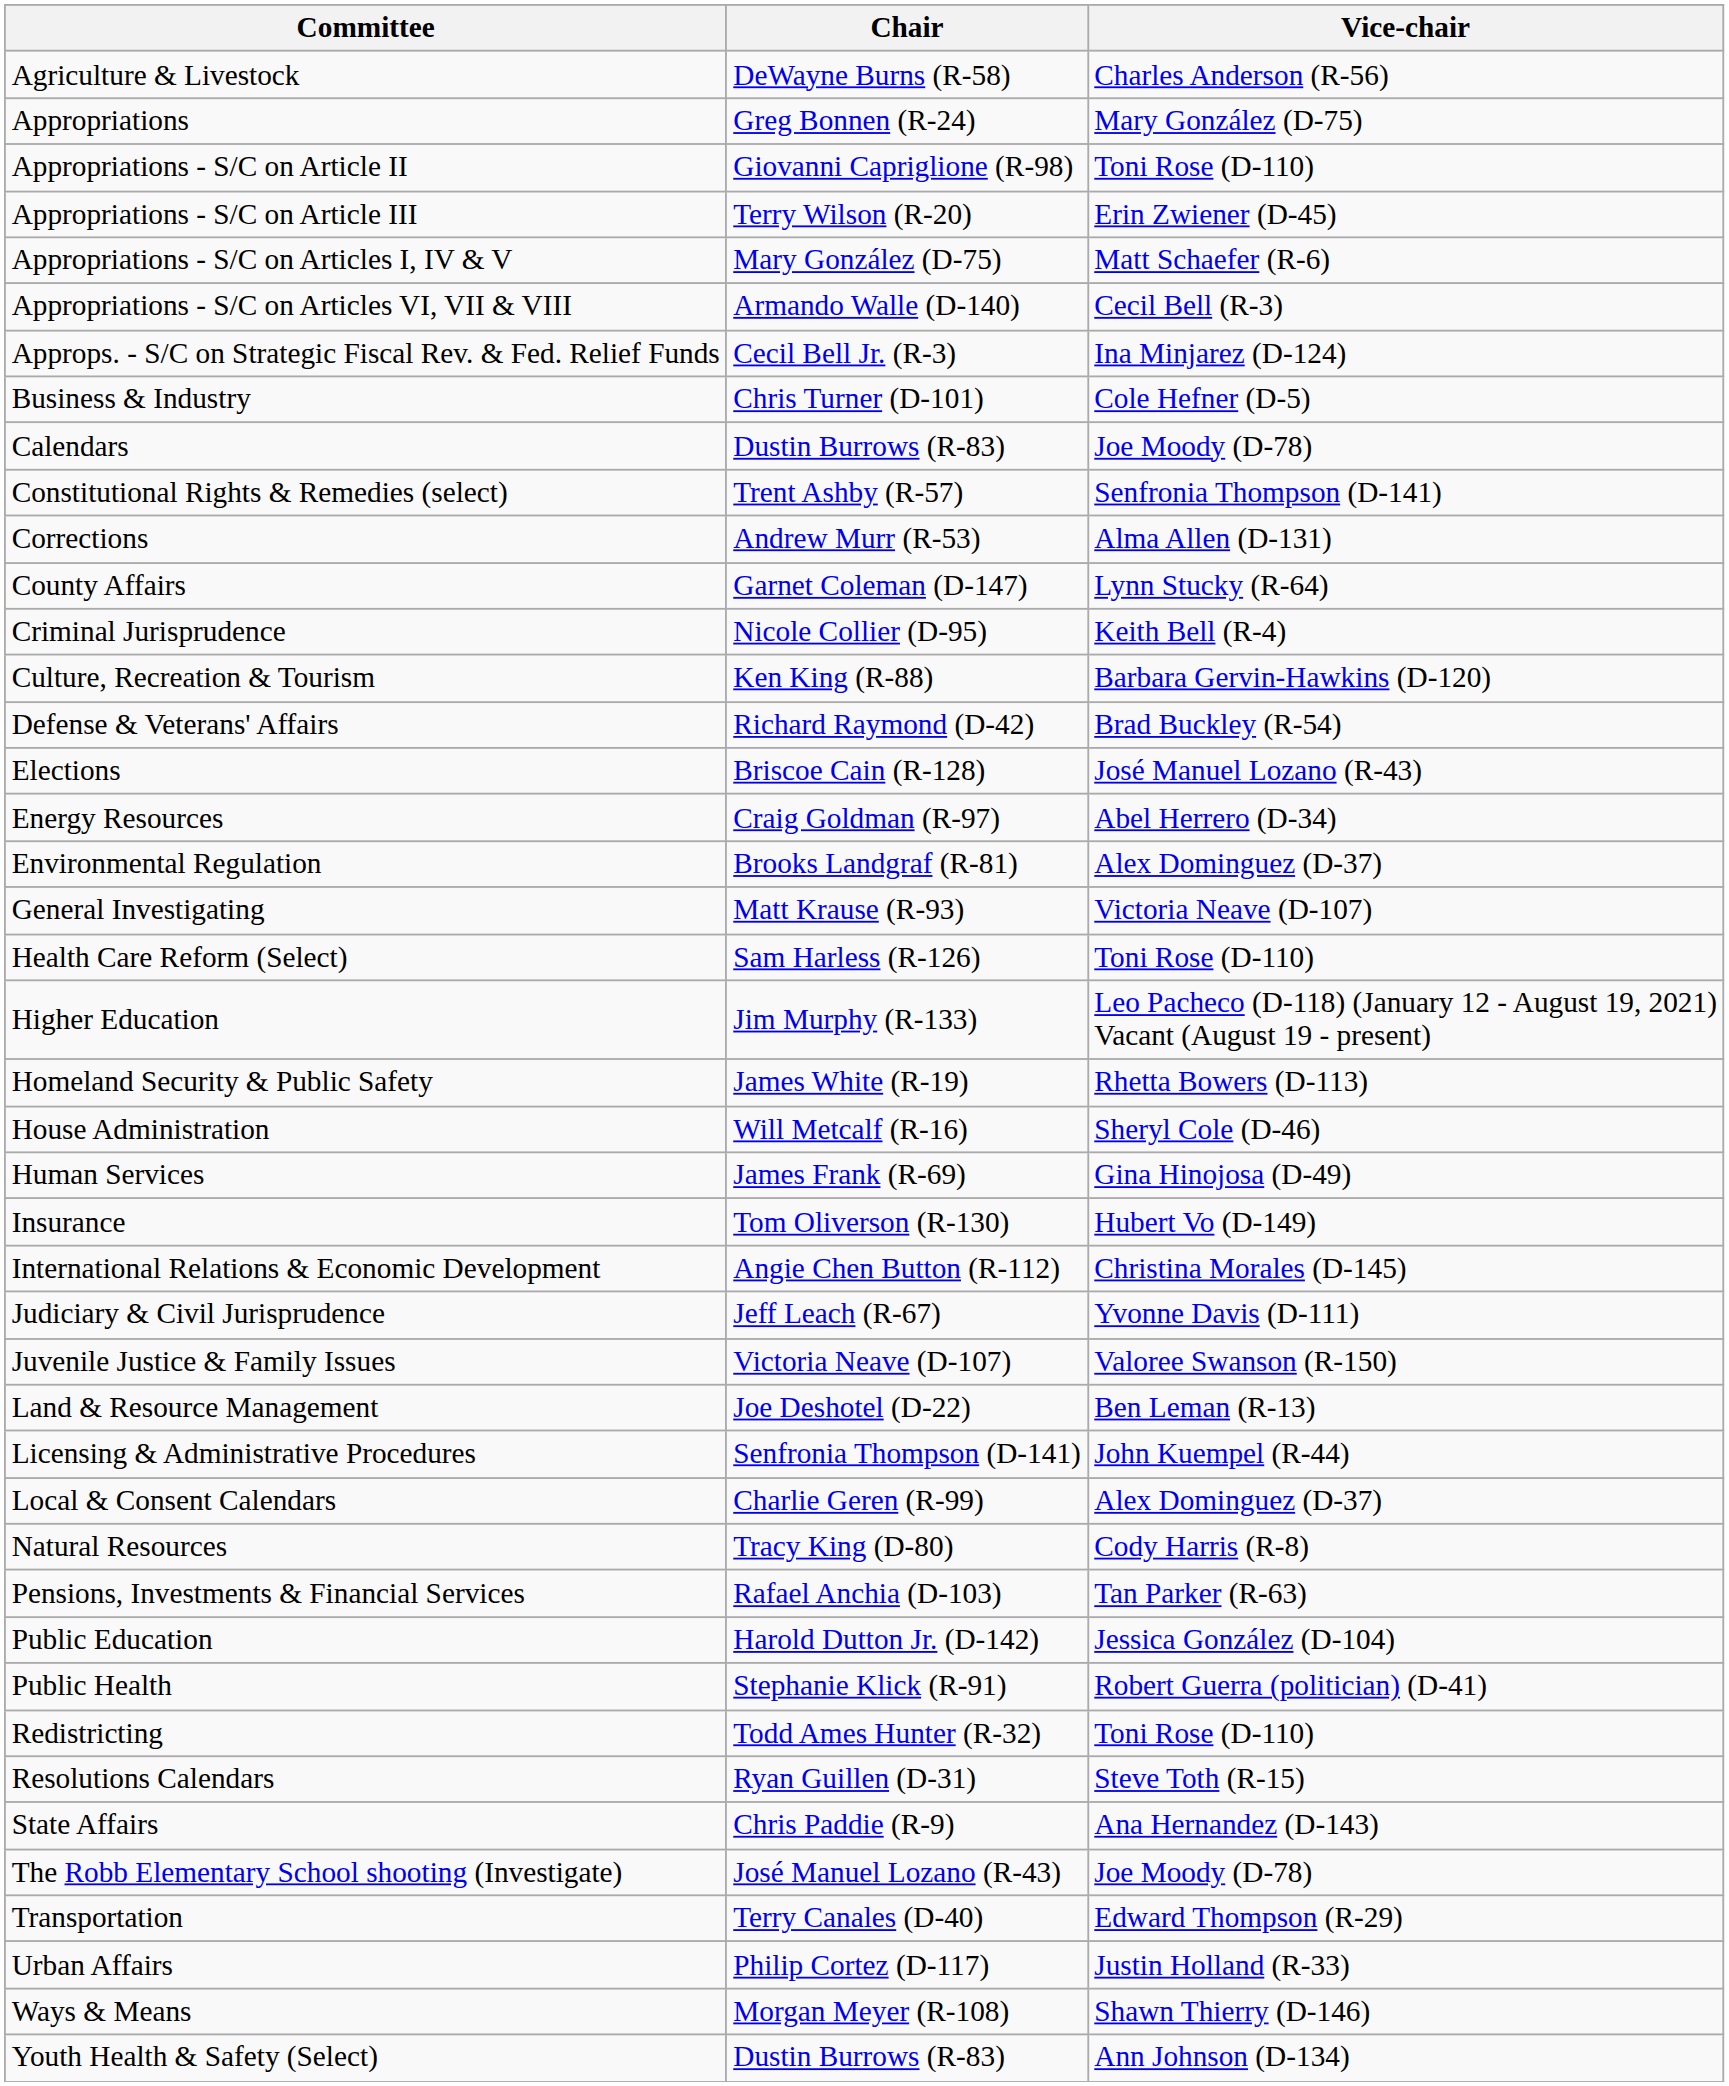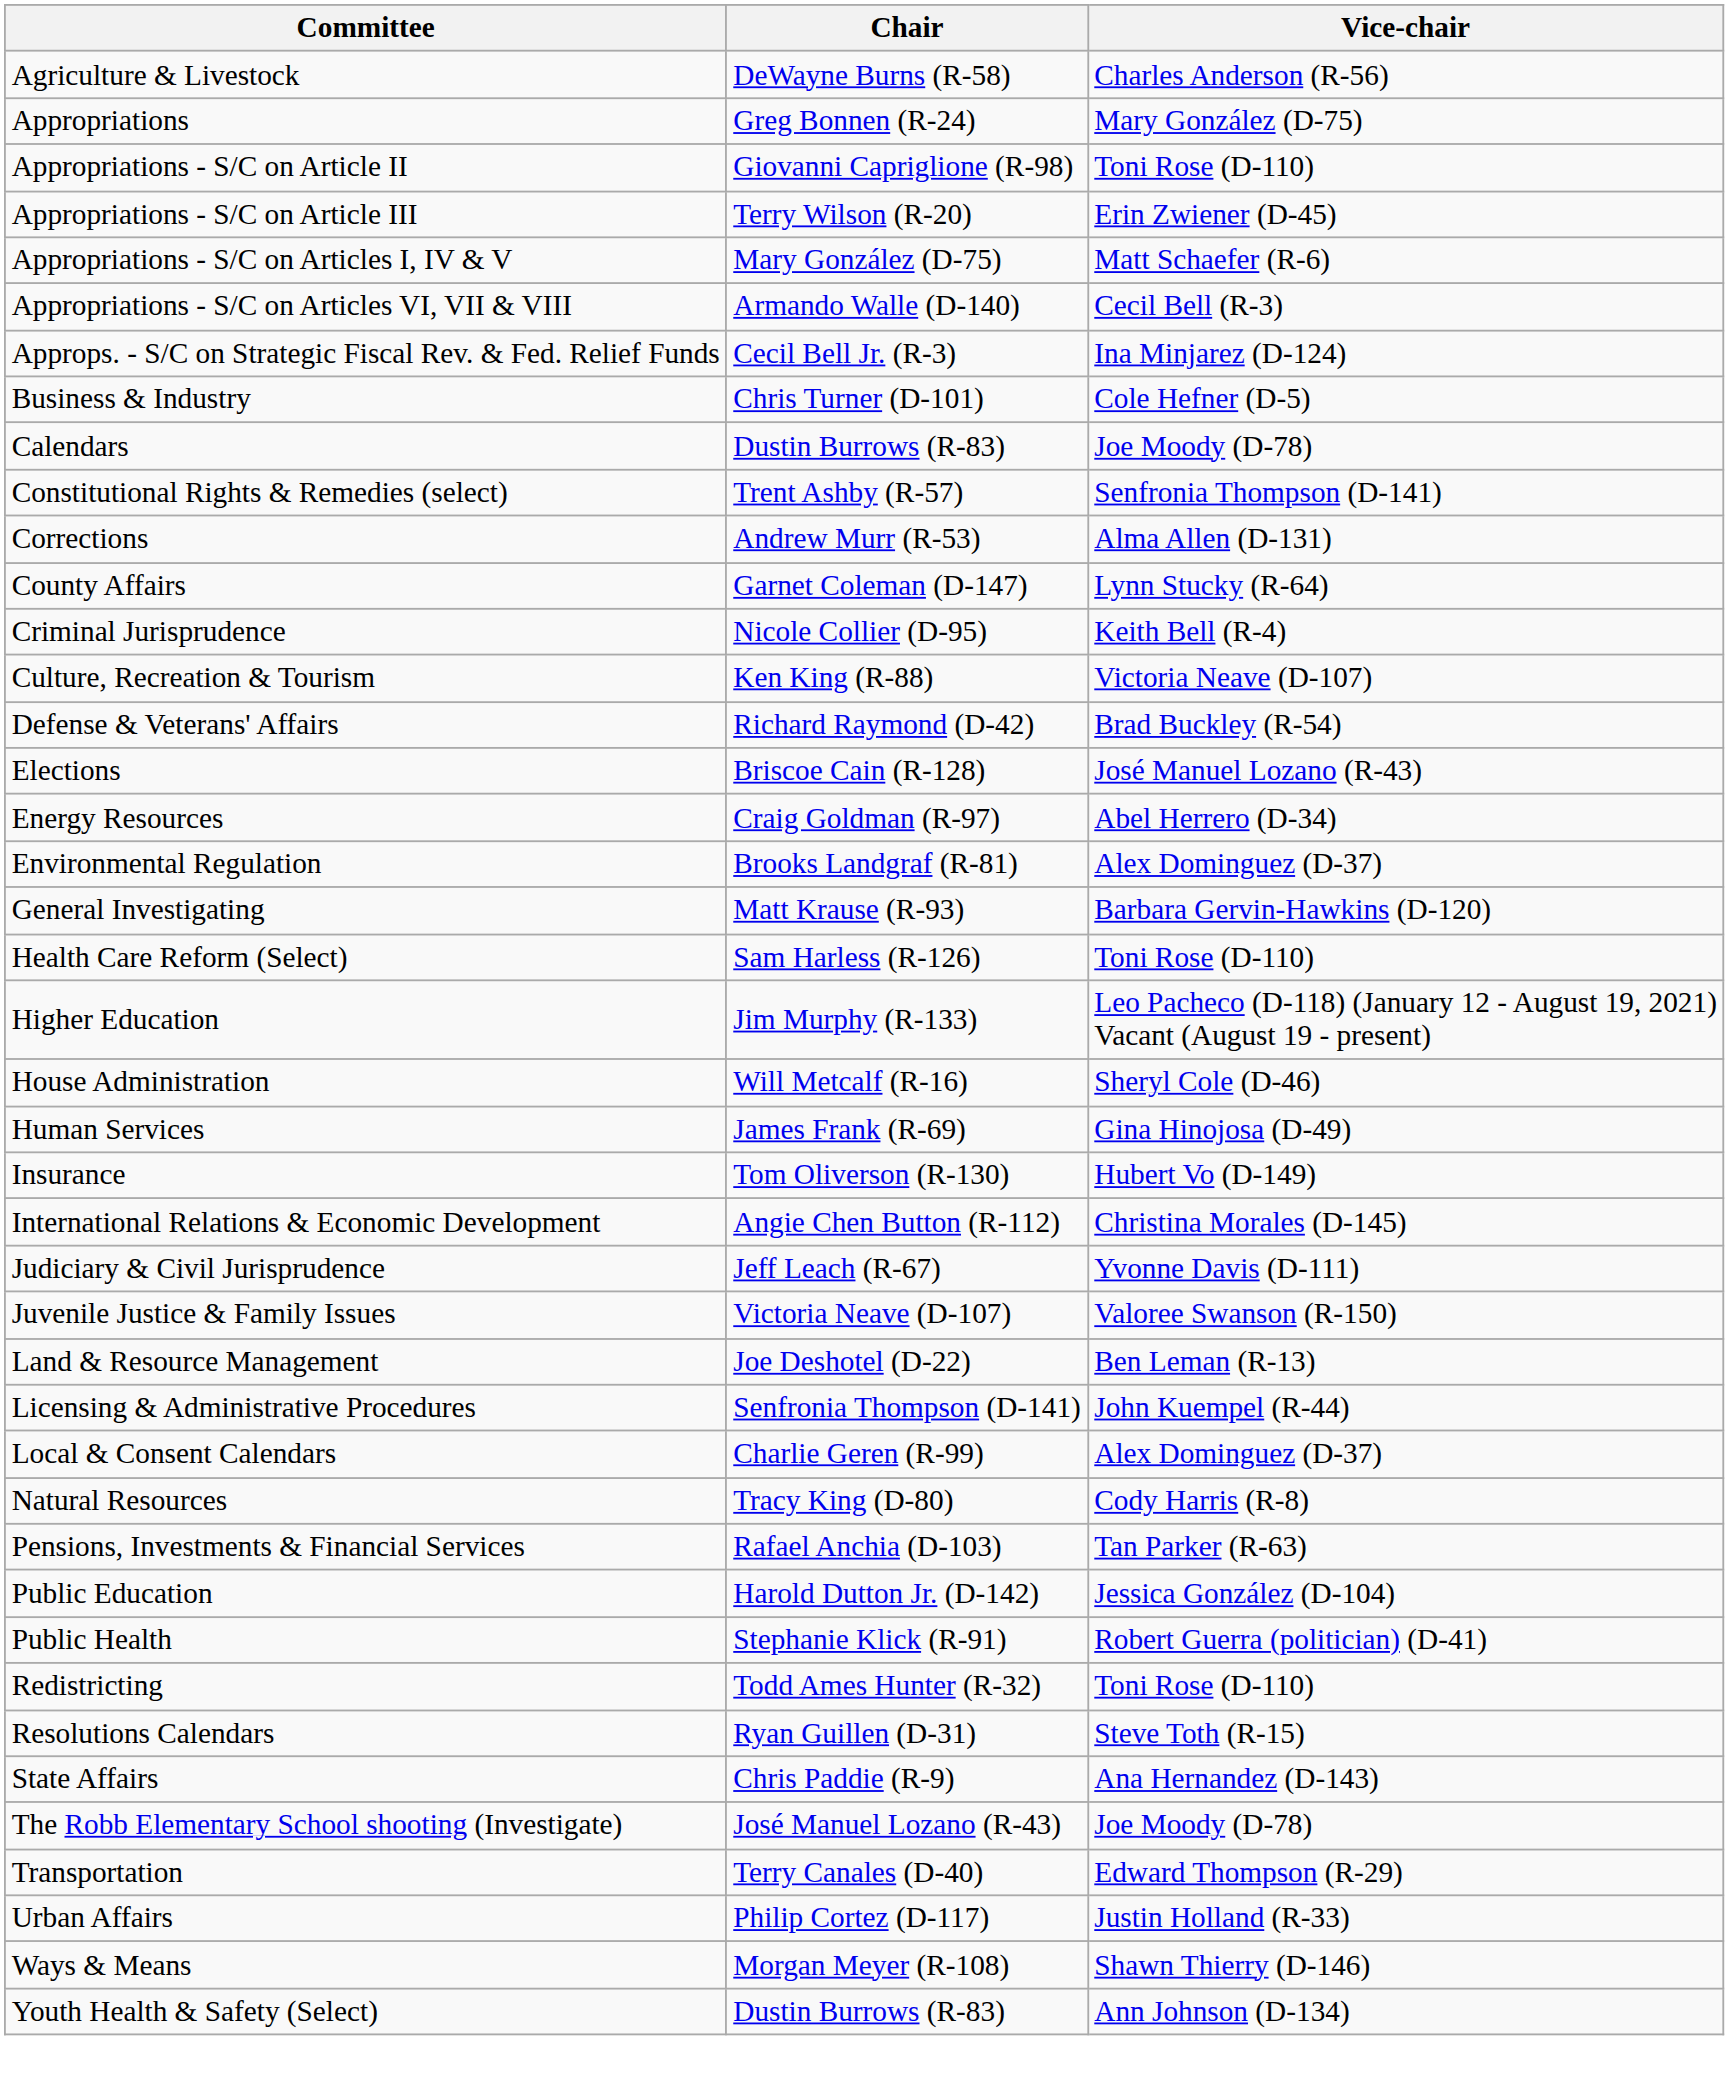(1293, 677) Barbara Gervin-Hawkins (D-120) -> (1233, 677) Victoria Neave (D-107)
(1233, 910) Victoria Neave (D-107) -> (1293, 910) Barbara Gervin-Hawkins (D-120)
- row: (222, 1082)
